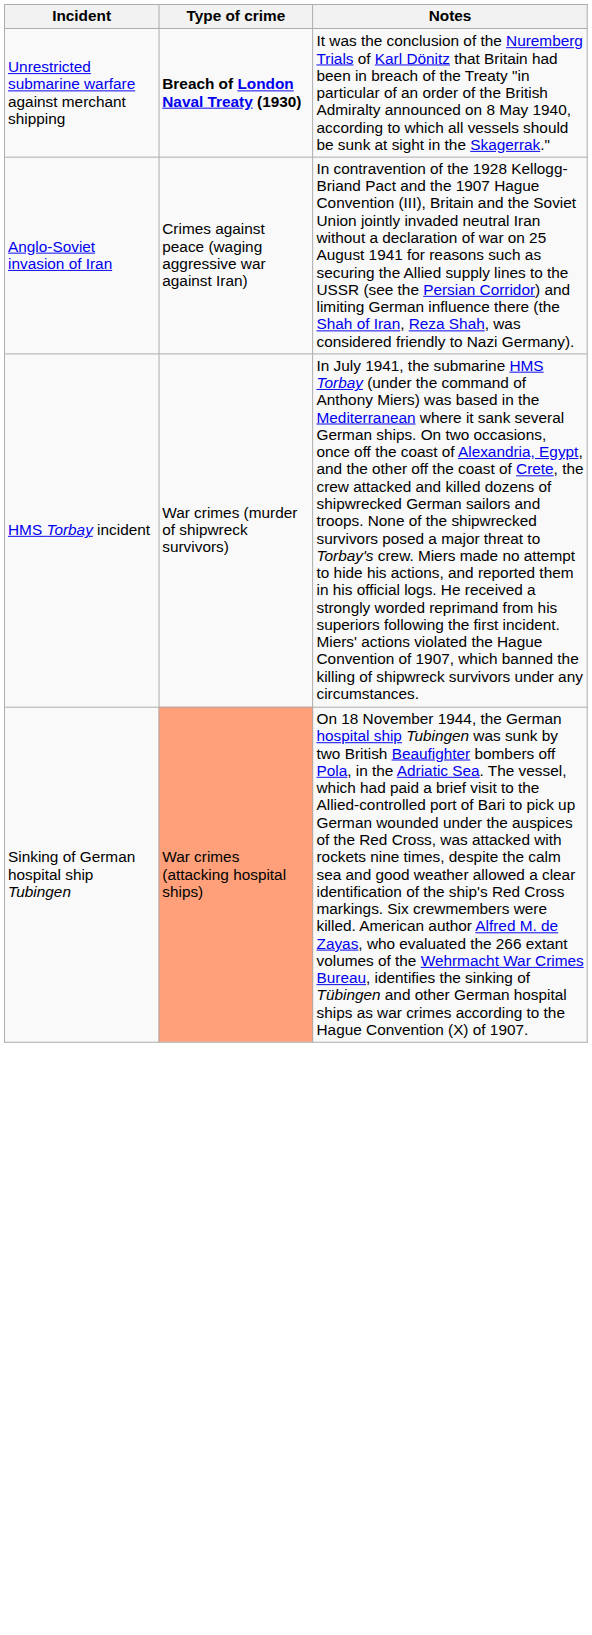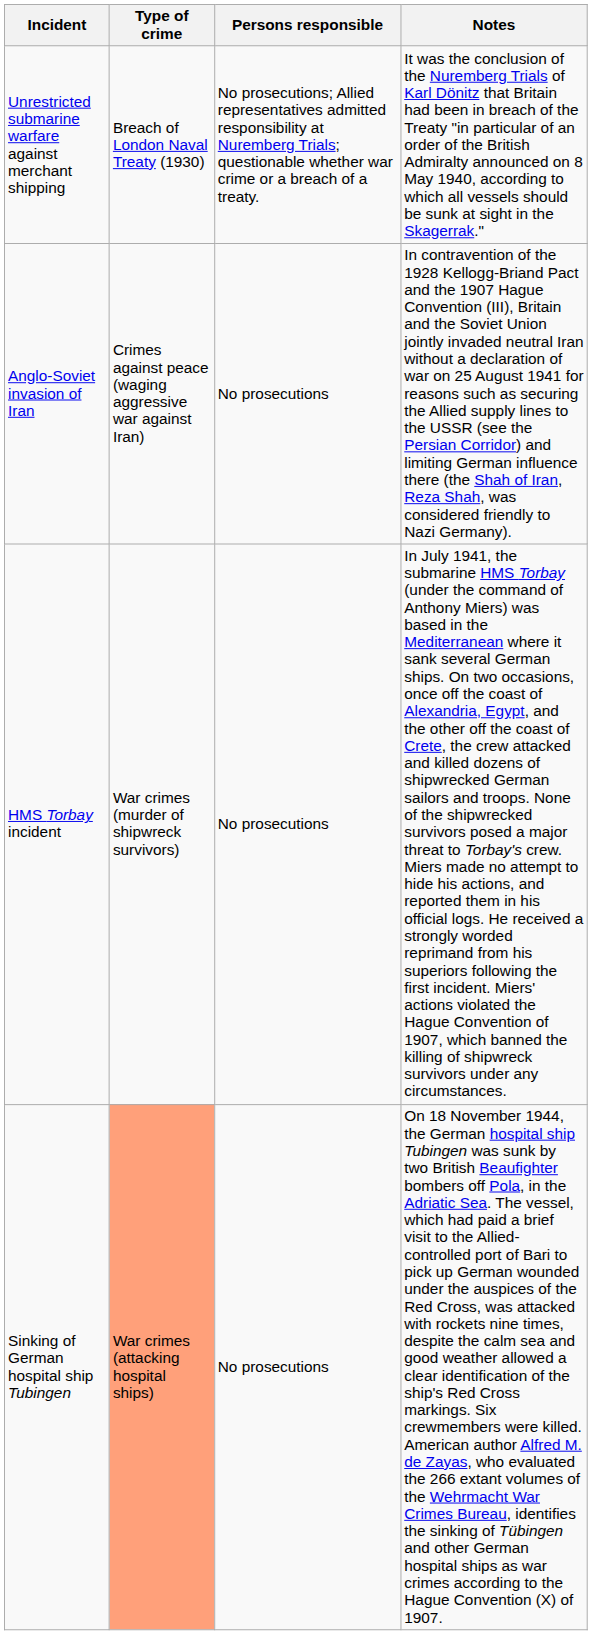+ column: (307, 25)
(232, 92) bold -> (160, 144) normal
